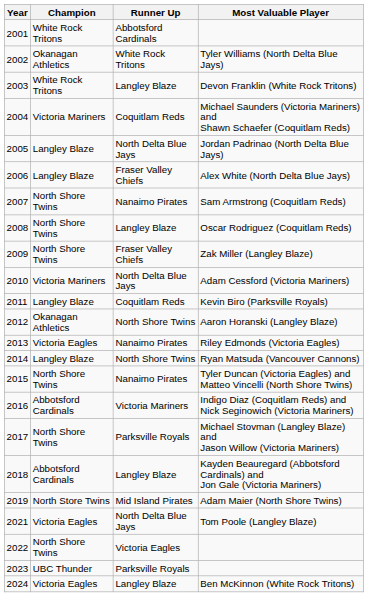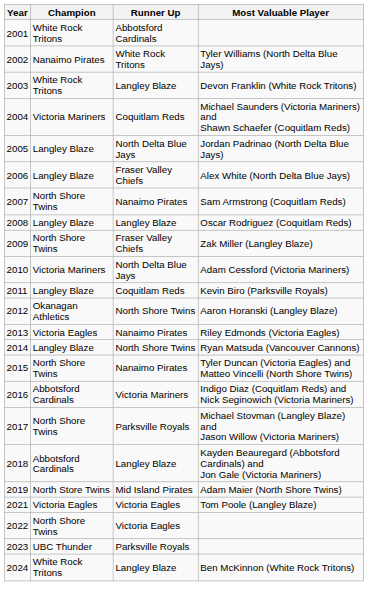(55, 59) Okanagan Athletics -> (69, 59) Nanaimo Pirates
(59, 228) North Shore Twins -> (63, 222) Langley Blaze
(151, 521) North Delta Blue Jays -> (148, 505) Victoria Eagles
(65, 584) Victoria Eagles -> (58, 568) White Rock Tritons
